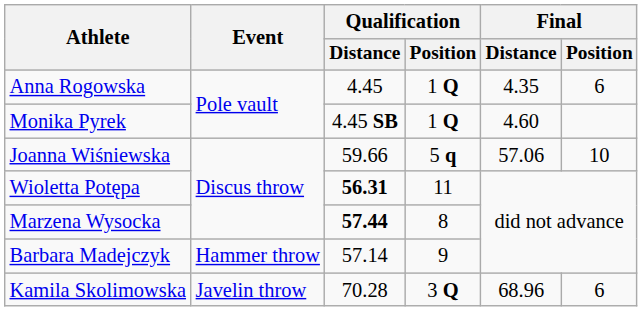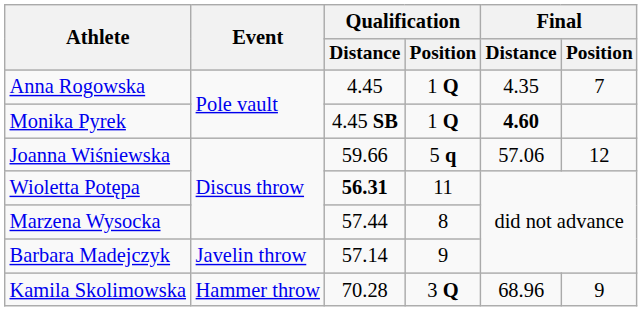(599, 87) 6 -> (599, 87) 7
(521, 121) normal -> (521, 121) bold
(599, 154) 10 -> (599, 154) 12
(365, 222) bold -> (365, 222) normal
(258, 256) Hammer throw -> (251, 256) Javelin throw
(251, 289) Javelin throw -> (258, 289) Hammer throw
(599, 289) 6 -> (599, 289) 9
